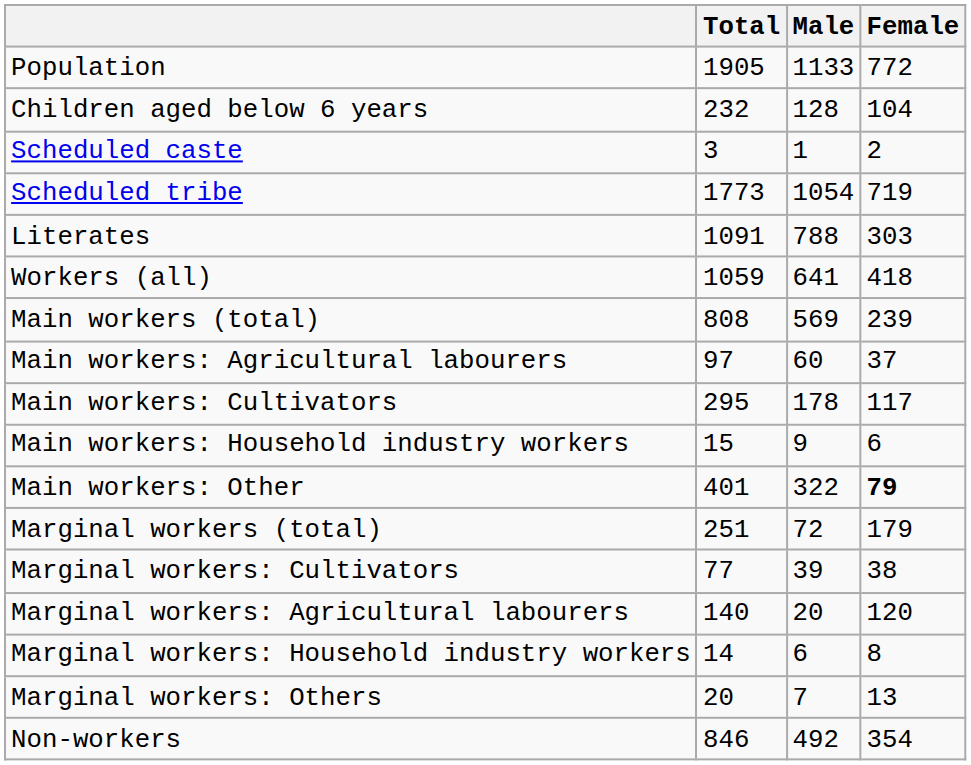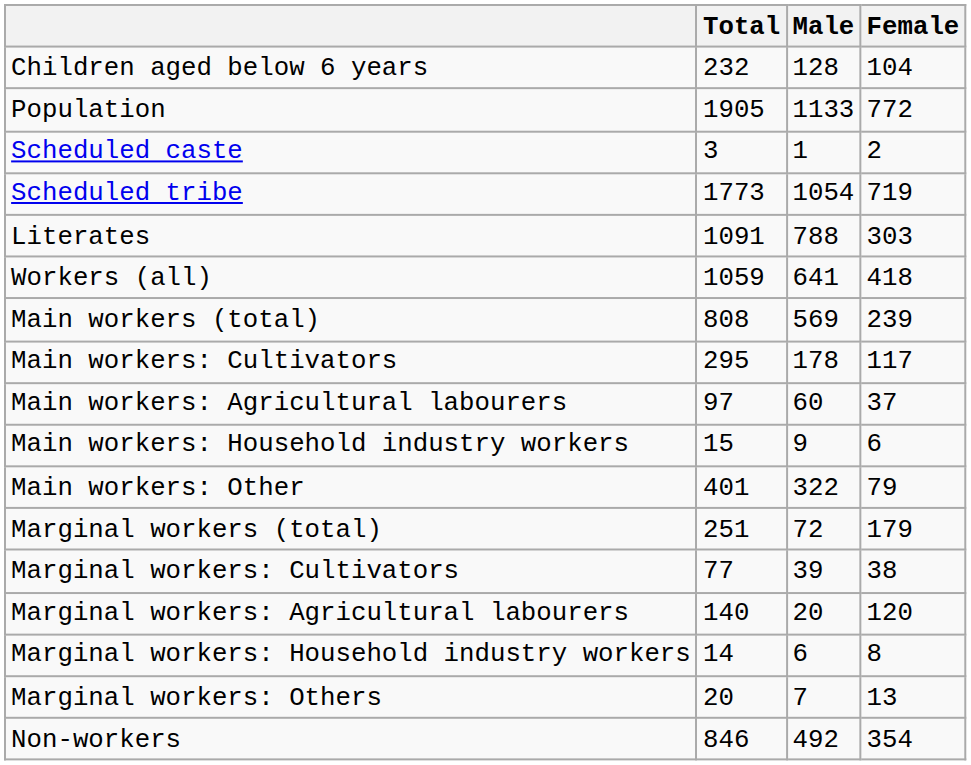rows swapped: (88, 68) <-> (220, 110)
rows swapped: (204, 404) <-> (289, 362)
(882, 487) bold -> (882, 487) normal
